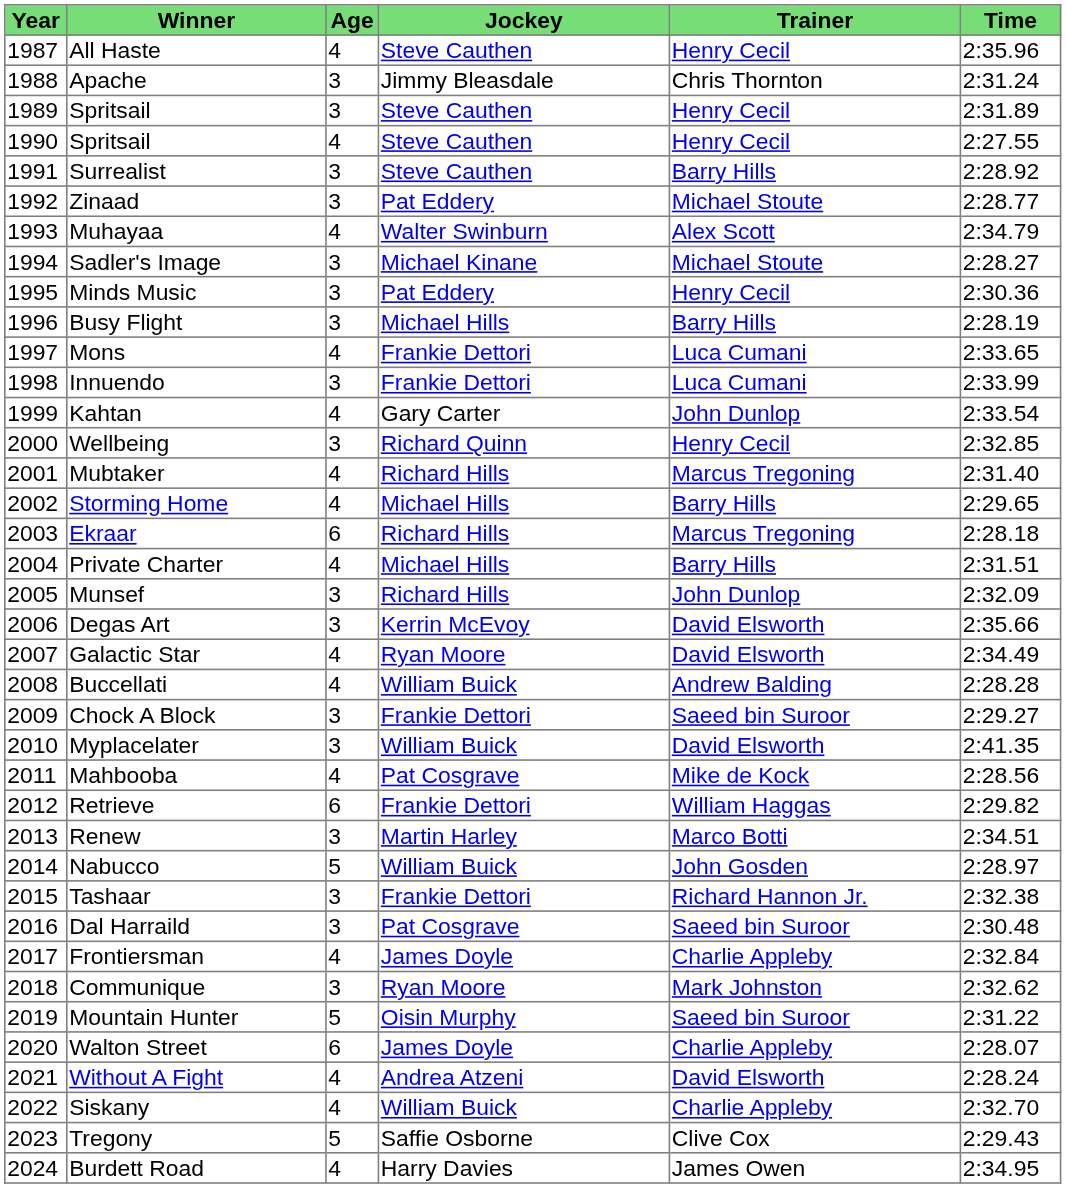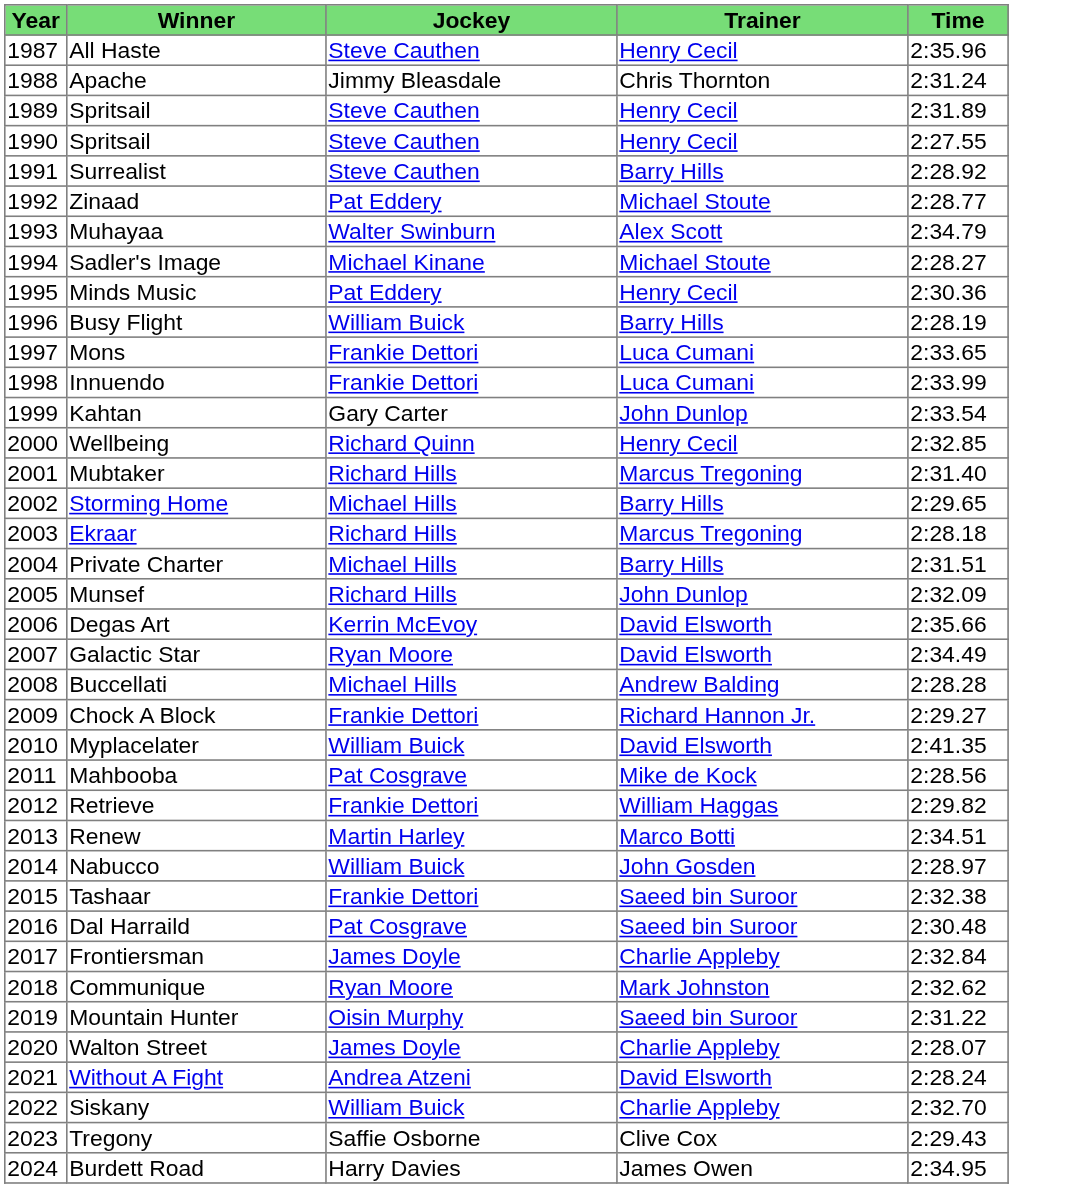- column: (352, 20)
(445, 322) Michael Hills -> (396, 322) William Buick
(449, 685) William Buick -> (393, 685) Michael Hills
(761, 715) Saeed bin Suroor -> (717, 715) Richard Hannon Jr.
(770, 896) Richard Hannon Jr. -> (708, 896) Saeed bin Suroor
